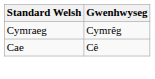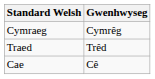+ row: (19, 47)
